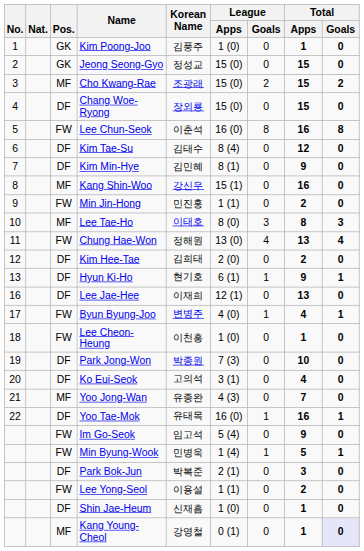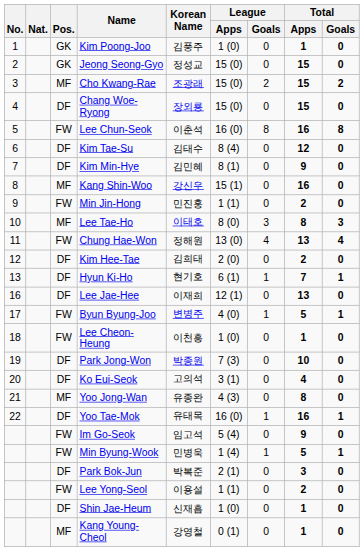(303, 277) 9 -> (303, 277) 7
(303, 314) 4 -> (303, 314) 5
(303, 398) 7 -> (303, 398) 8
(341, 532) lavender background -> (341, 532) no background
